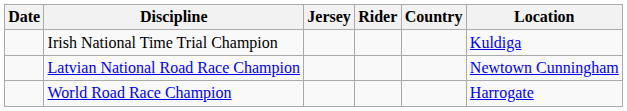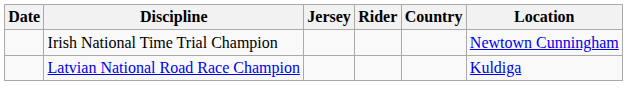(496, 42) Kuldiga -> (544, 42) Newtown Cunningham
(544, 67) Newtown Cunningham -> (496, 67) Kuldiga
- row: (140, 93)
